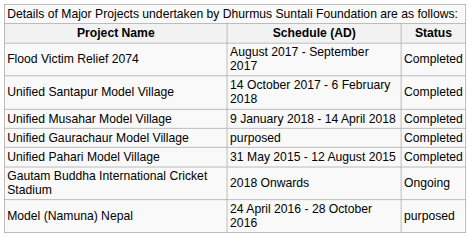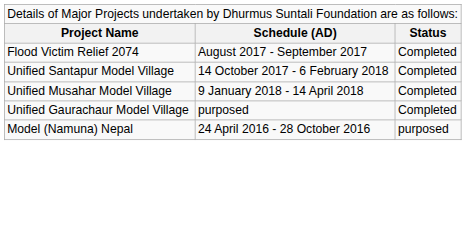- row: (83, 157)
- row: (107, 183)
